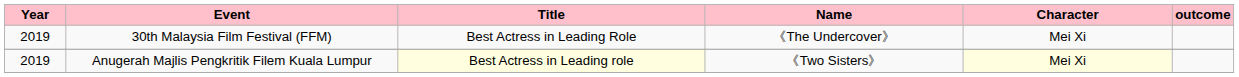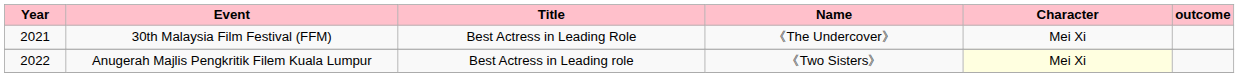(35, 37) 2019 -> (35, 37) 2021
(35, 60) 2019 -> (35, 60) 2022
(551, 60) lightyellow background -> (551, 60) no background
